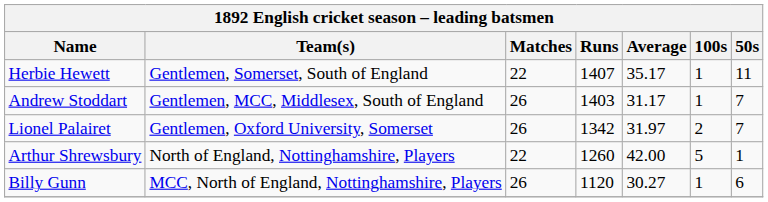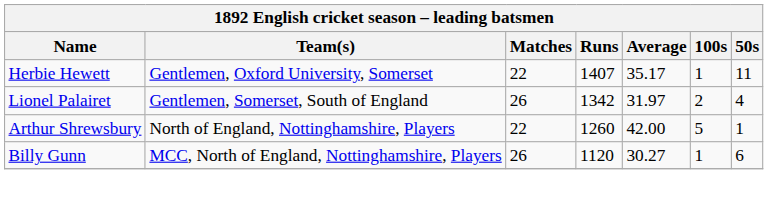(289, 73) Gentlemen, Somerset, South of England -> (291, 73) Gentlemen, Oxford University, Somerset
- row: (68, 100)
(291, 127) Gentlemen, Oxford University, Somerset -> (289, 100) Gentlemen, Somerset, South of England
(739, 127) 7 -> (739, 100) 4
